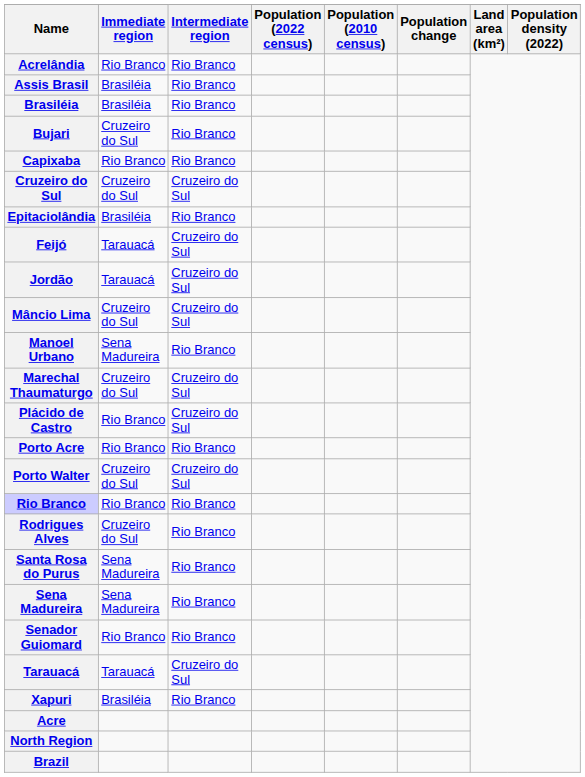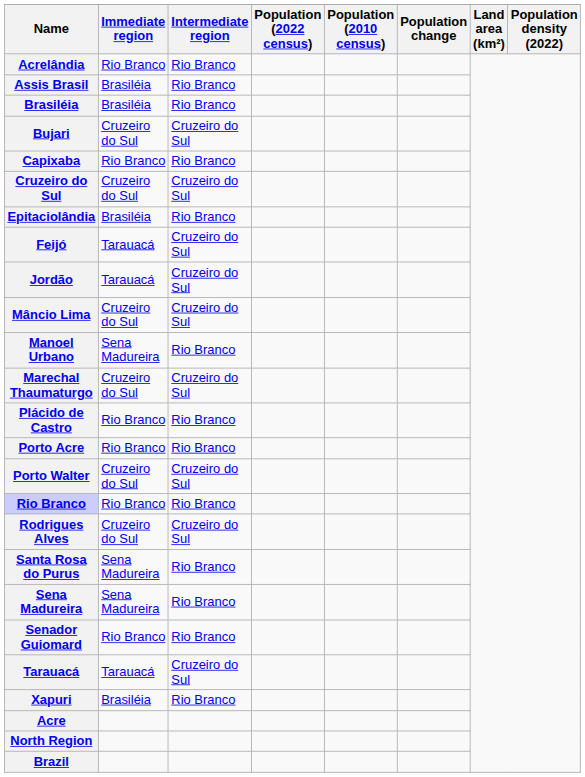(203, 133) Rio Branco -> (205, 133) Cruzeiro do Sul
(205, 420) Cruzeiro do Sul -> (203, 420) Rio Branco
(203, 531) Rio Branco -> (205, 531) Cruzeiro do Sul
